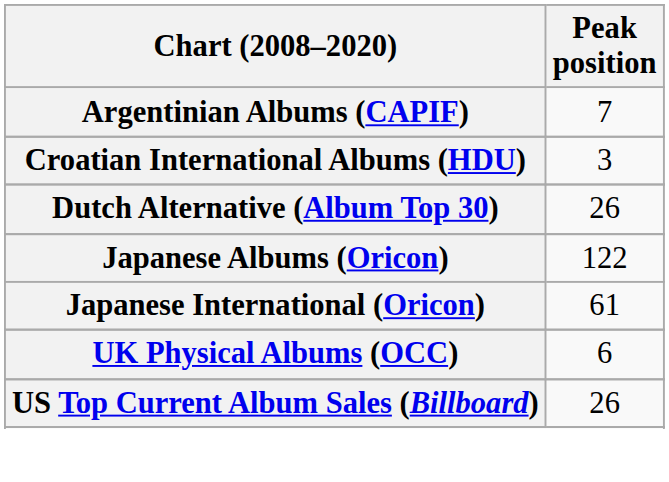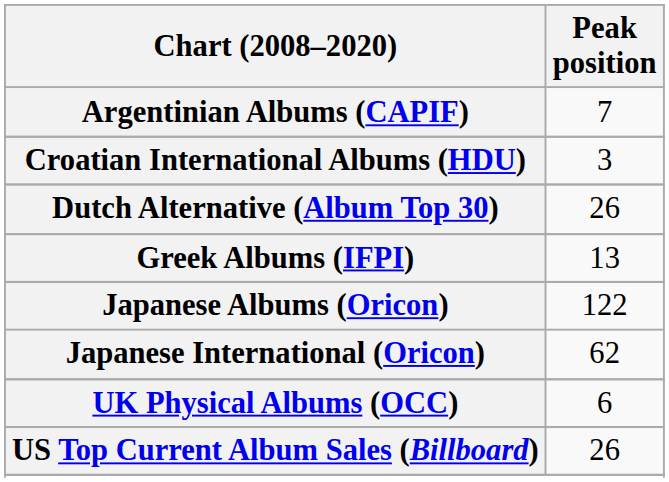+ row: (275, 256)
(605, 305) 61 -> (605, 353) 62
